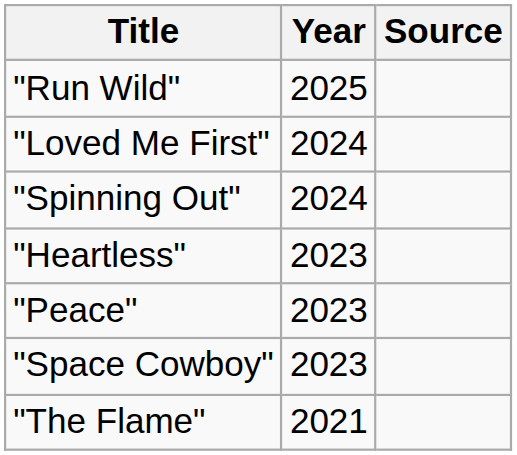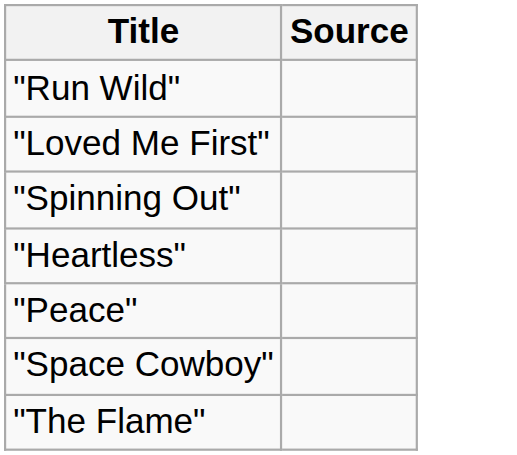- column: (329, 32)
